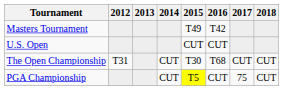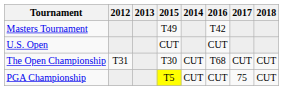columns swapped: (169, 12) <-> (193, 12)
